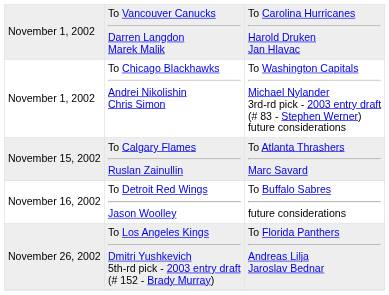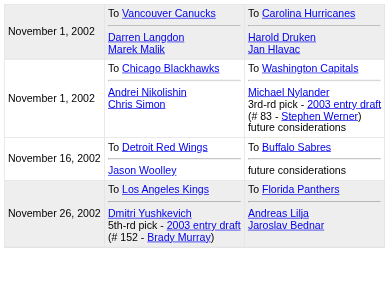- row: (54, 159)
